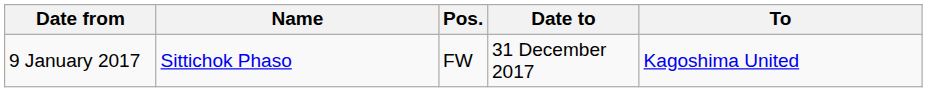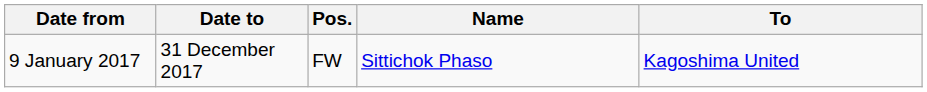columns swapped: (563, 19) <-> (297, 19)
